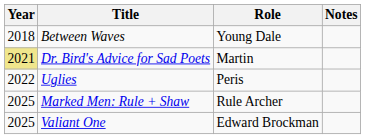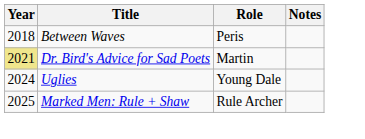(249, 36) Young Dale -> (230, 36) Peris
(21, 79) 2022 -> (21, 79) 2024
(230, 79) Peris -> (249, 79) Young Dale
- row: (73, 123)
